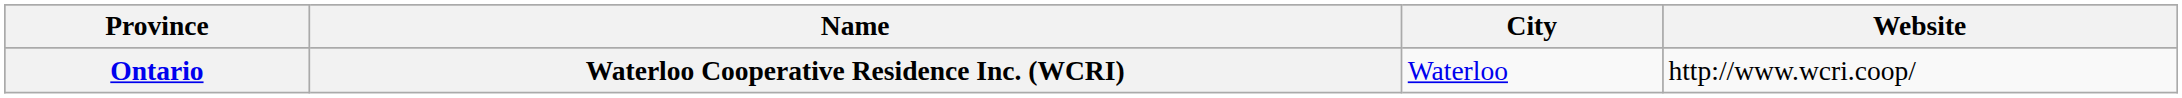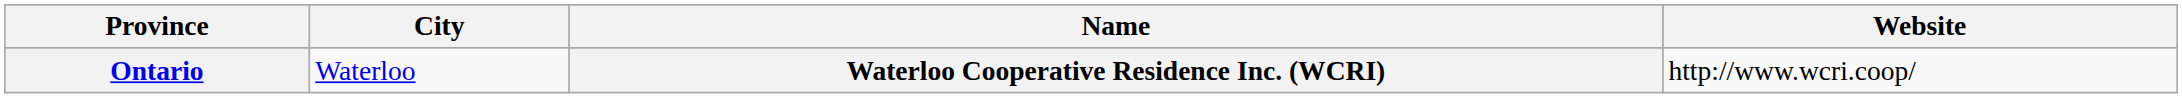columns swapped: (855, 26) <-> (1532, 26)
